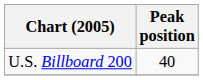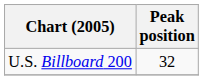(167, 61) 40 -> (167, 61) 32
